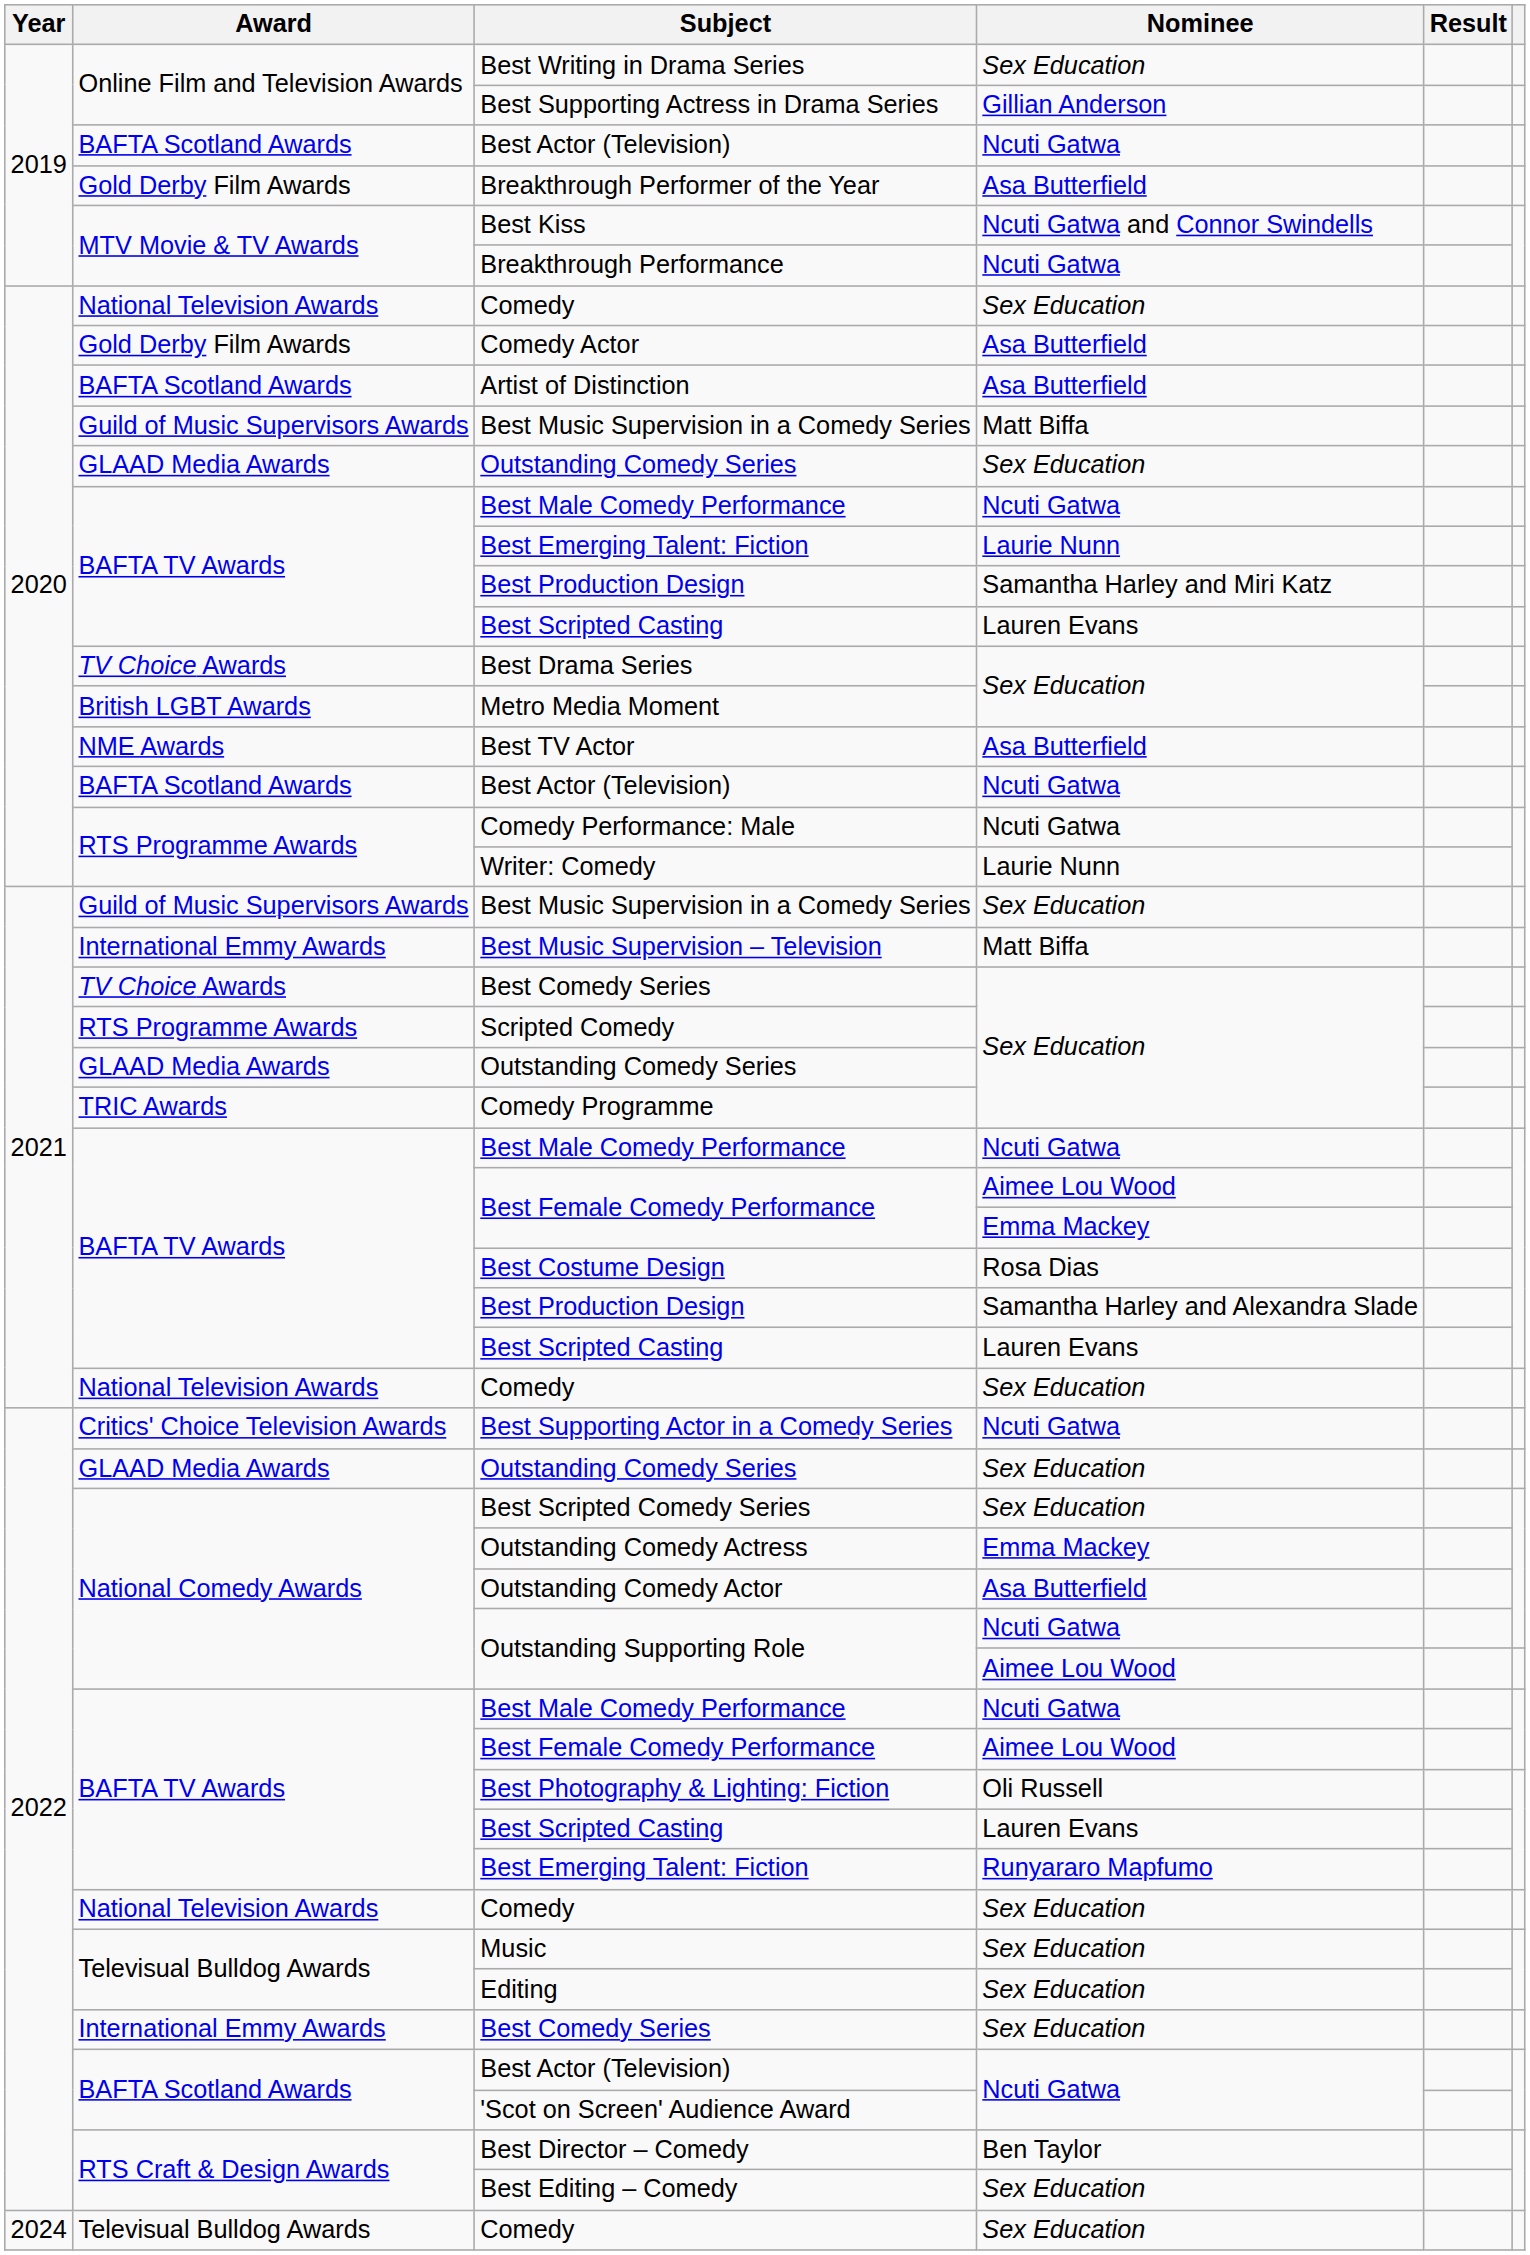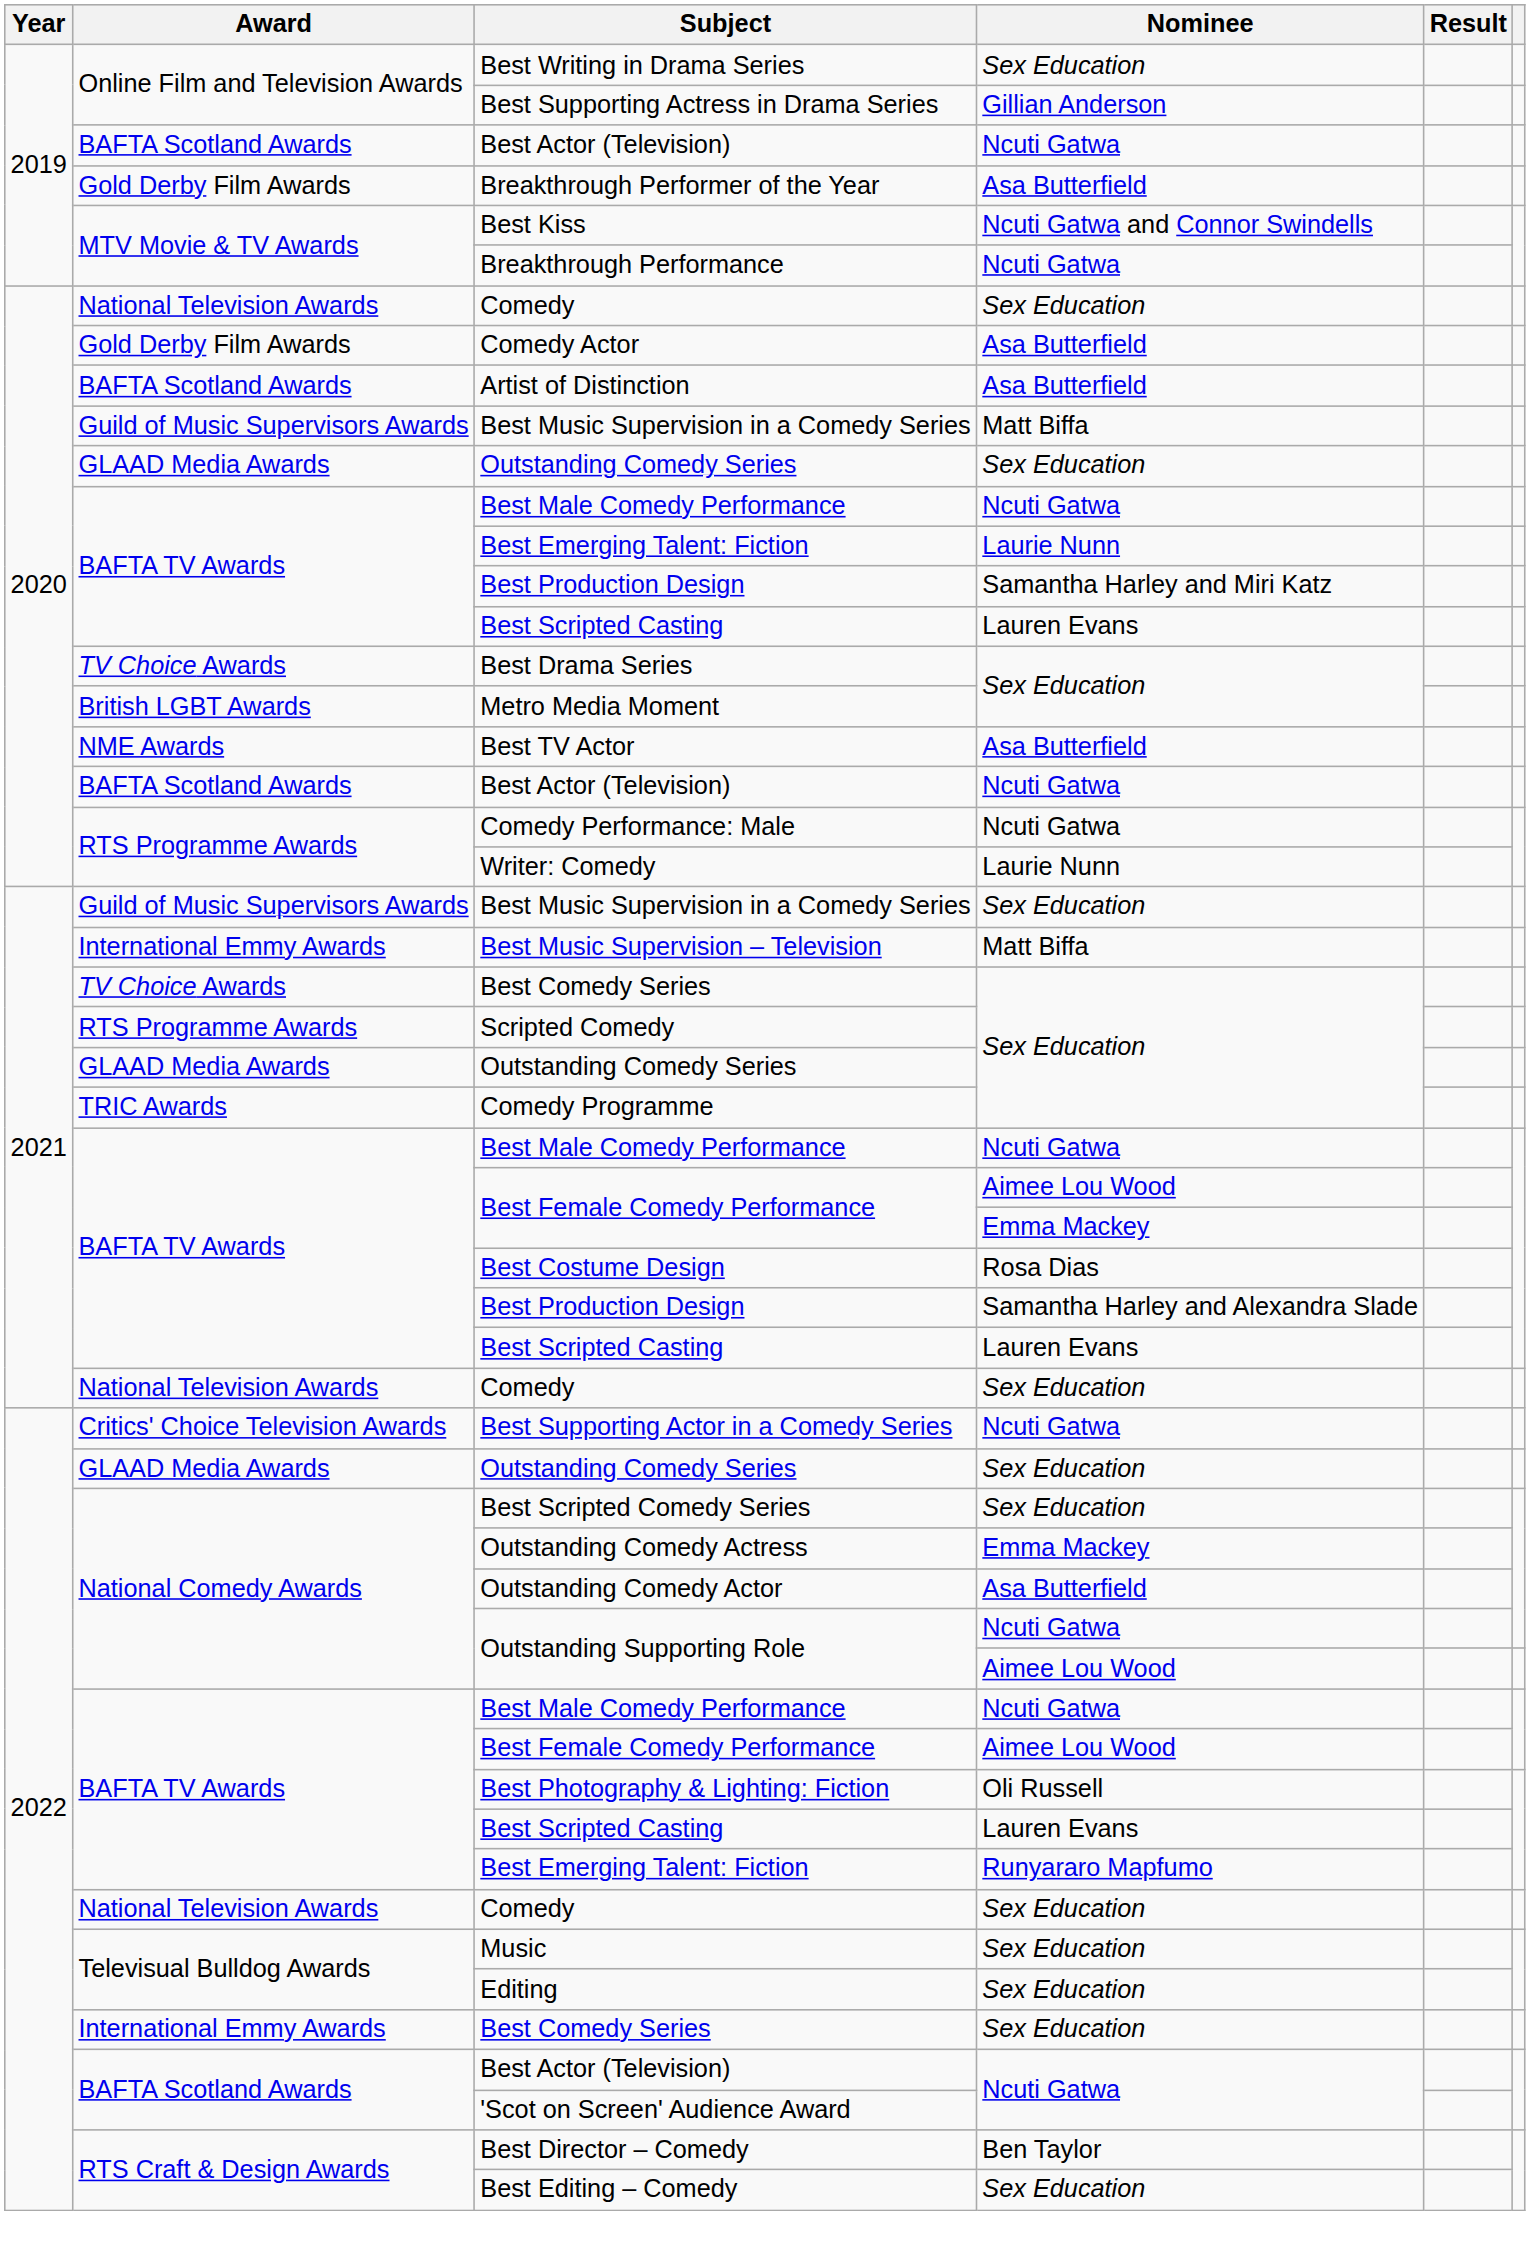- row: (39, 2229)
